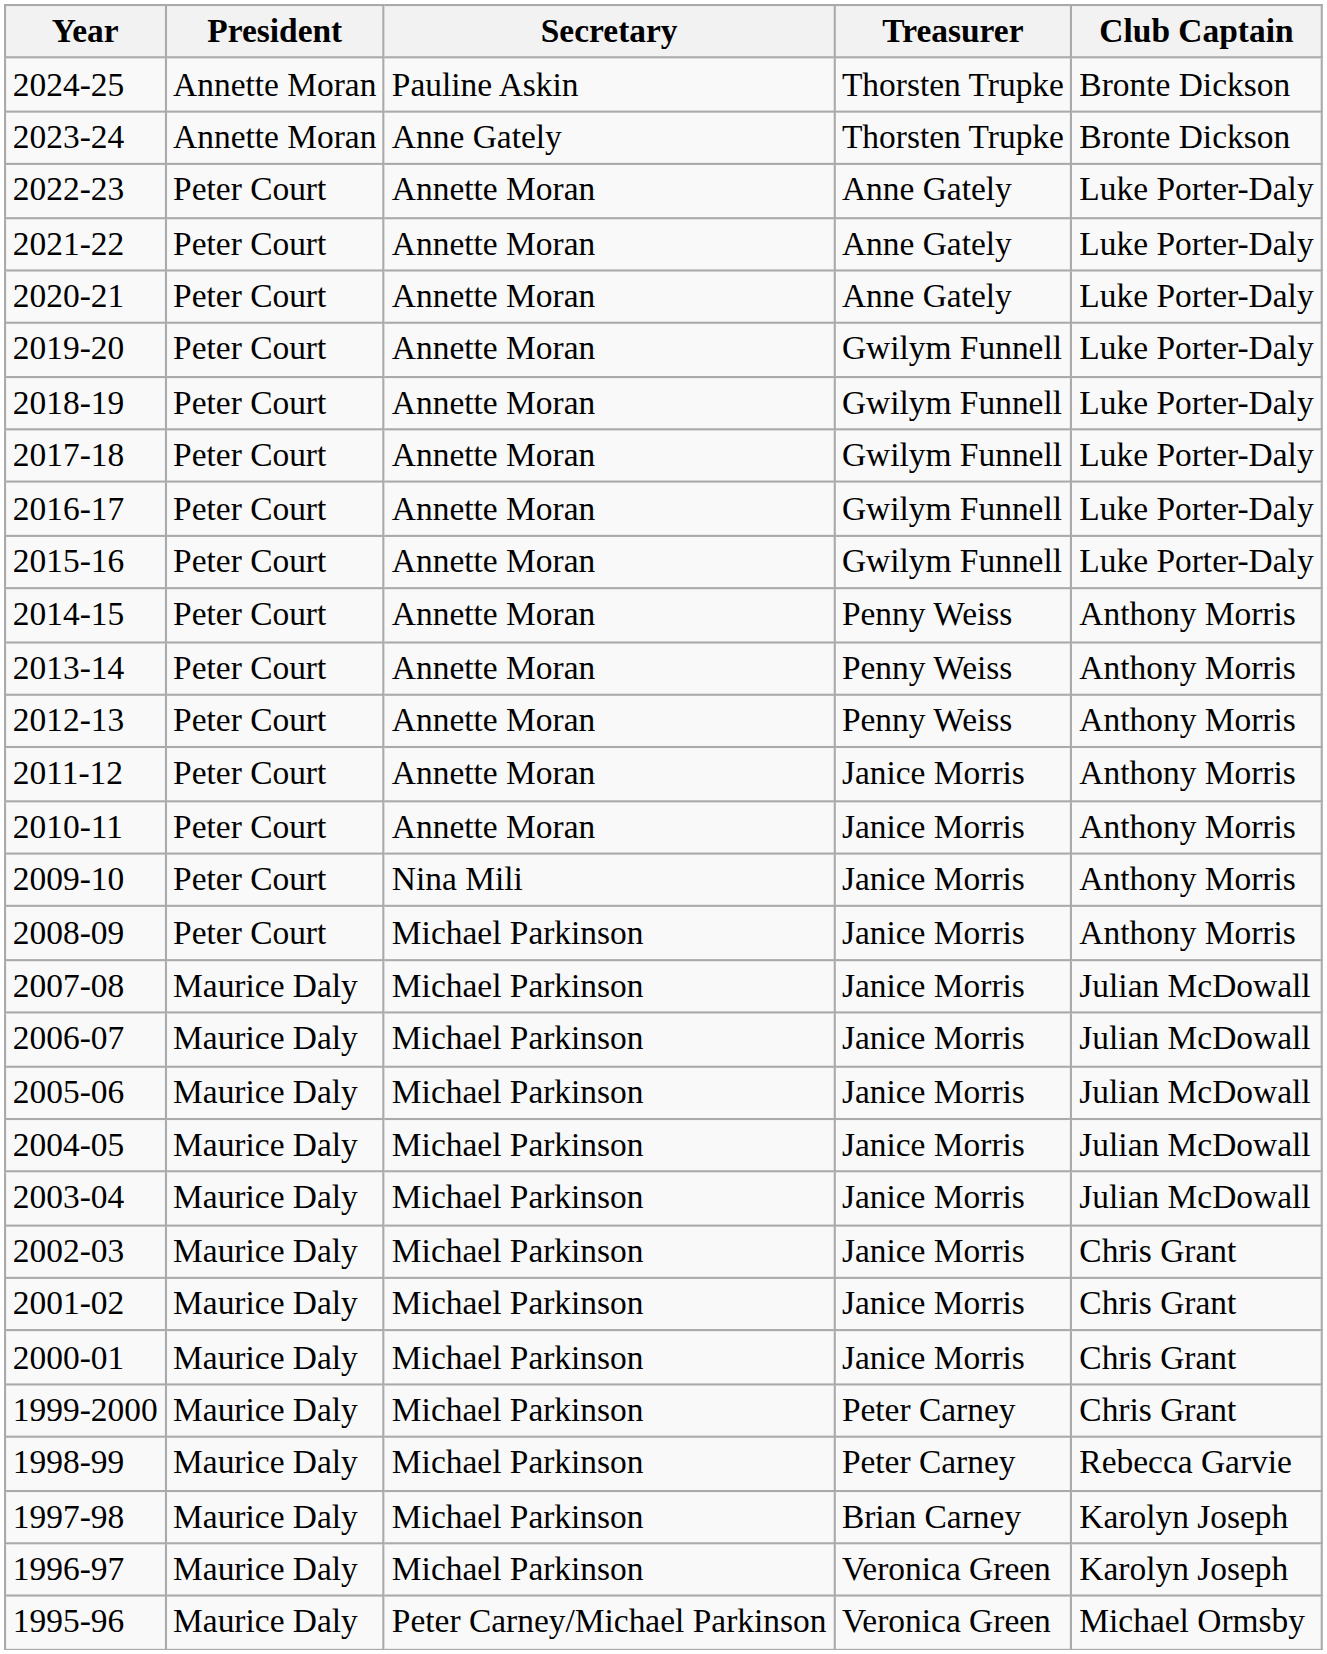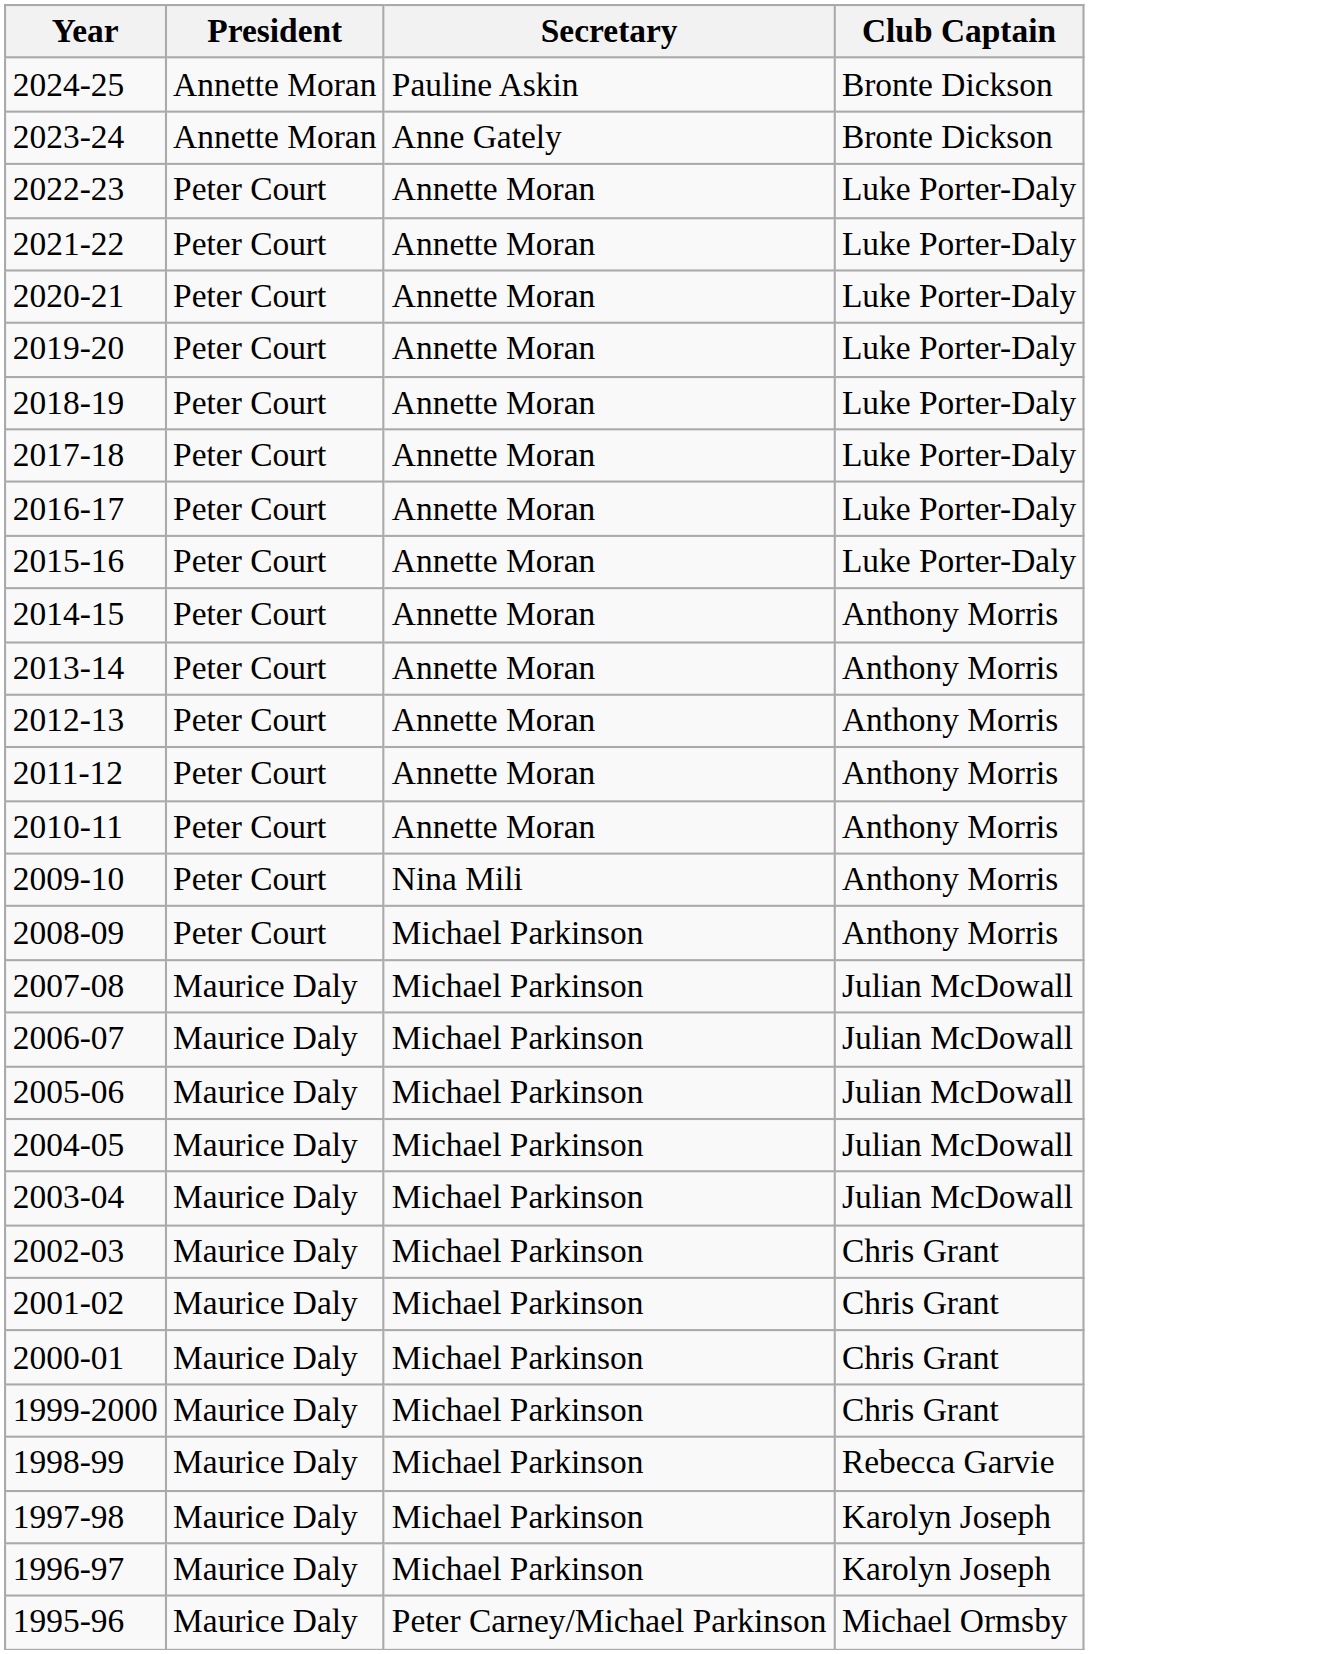- column: (953, 31)
